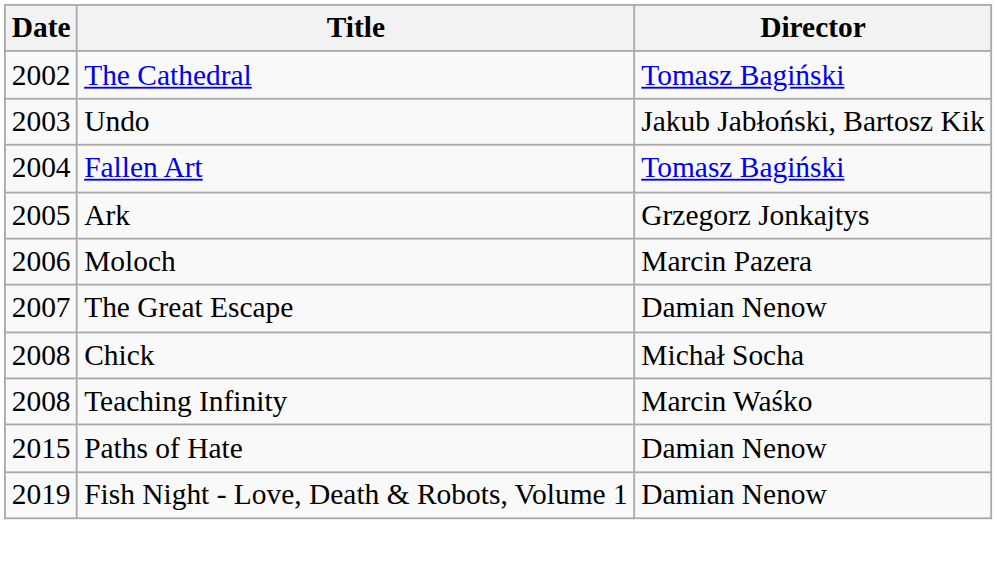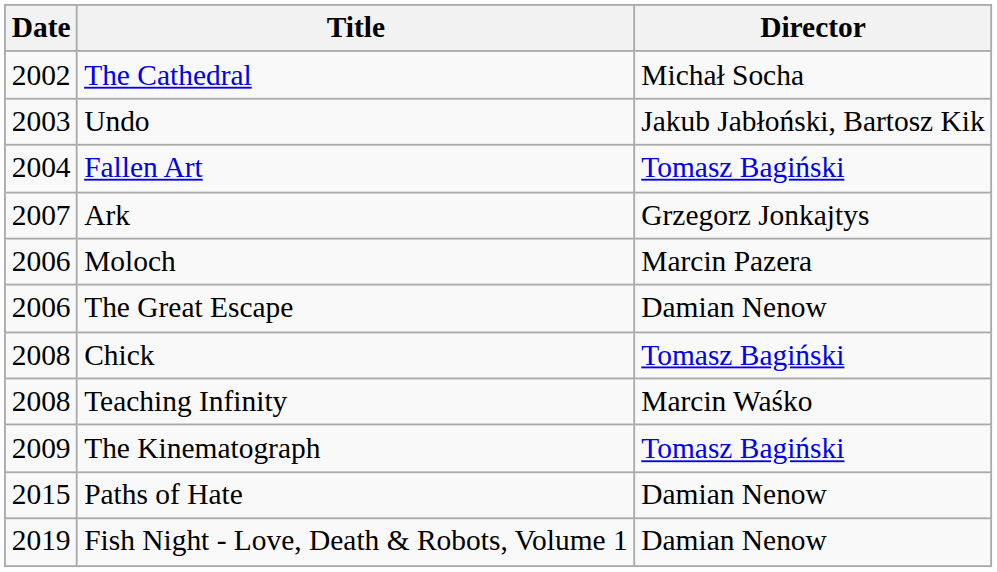(743, 74) Tomasz Bagiński -> (723, 74) Michał Socha
(41, 214) 2005 -> (41, 214) 2007
(41, 307) 2007 -> (41, 307) 2006
(723, 354) Michał Socha -> (743, 354) Tomasz Bagiński
+ row: (202, 448)
